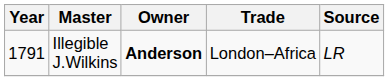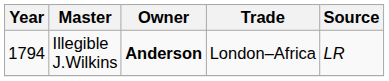(27, 52) 1791 -> (27, 52) 1794
